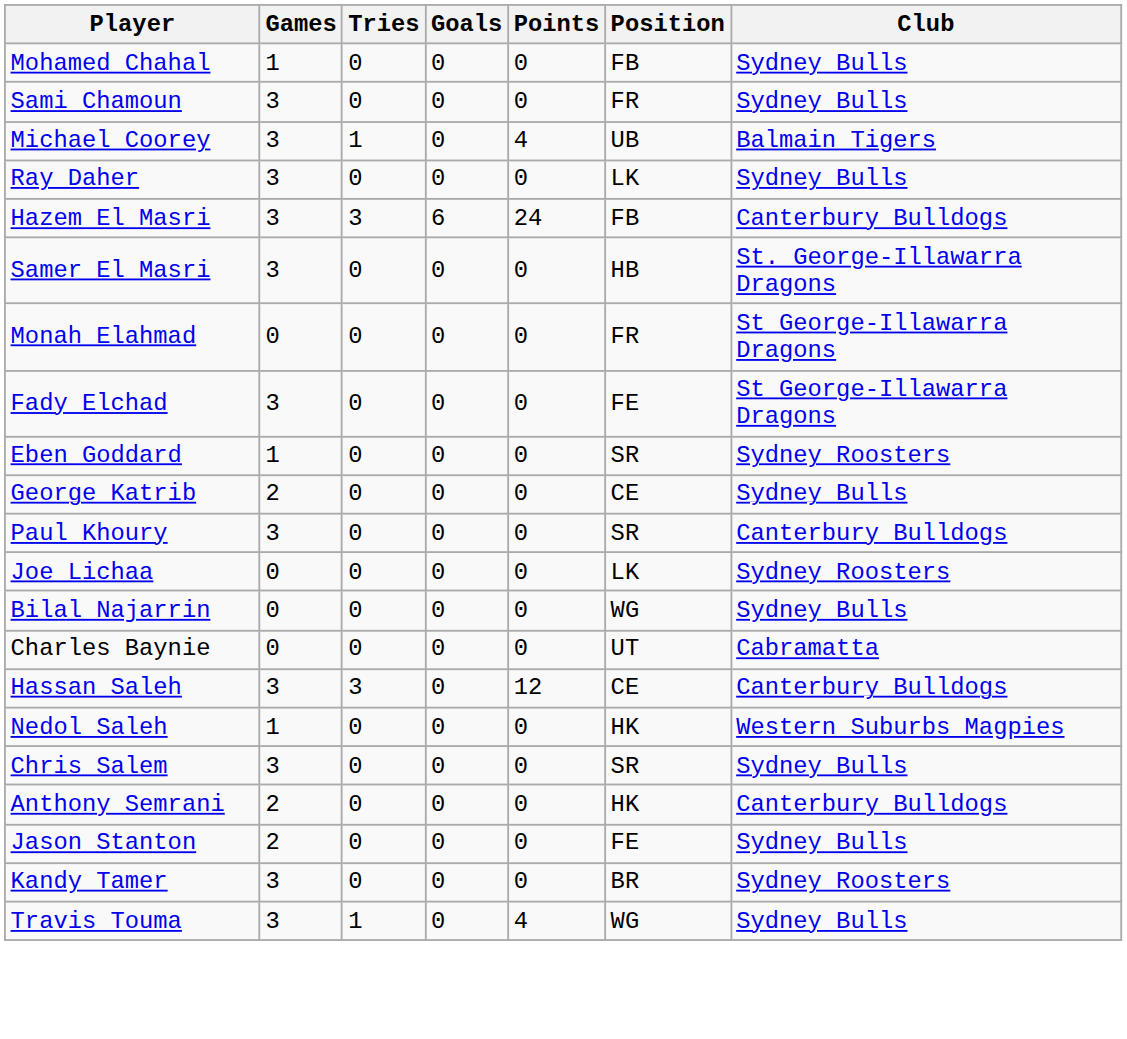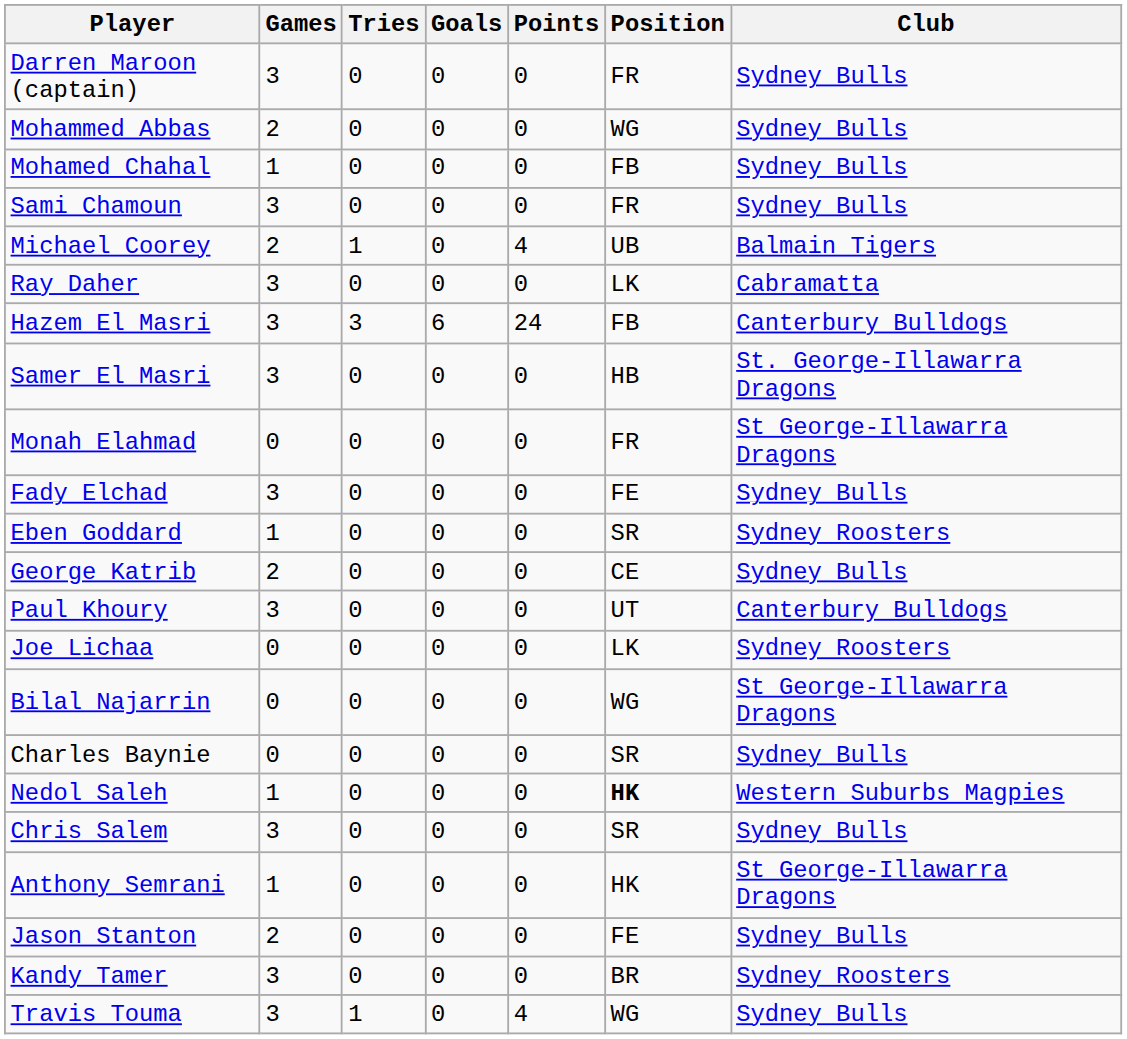+ row: (103, 77)
+ row: (111, 129)
(273, 141) 3 -> (273, 246) 2
(822, 179) Sydney Bulls -> (808, 284) Cabramatta
(872, 403) St George-Illawarra Dragons -> (822, 494) Sydney Bulls
(625, 533) SR -> (625, 611) UT
(822, 611) Sydney Bulls -> (872, 702) St George-Illawarra Dragons
(625, 649) UT -> (625, 754) SR
(808, 649) Cabramatta -> (822, 754) Sydney Bulls
- row: (96, 688)
(625, 727) normal -> (625, 793) bold
(273, 805) 2 -> (273, 885) 1
(872, 805) Canterbury Bulldogs -> (872, 885) St George-Illawarra Dragons
